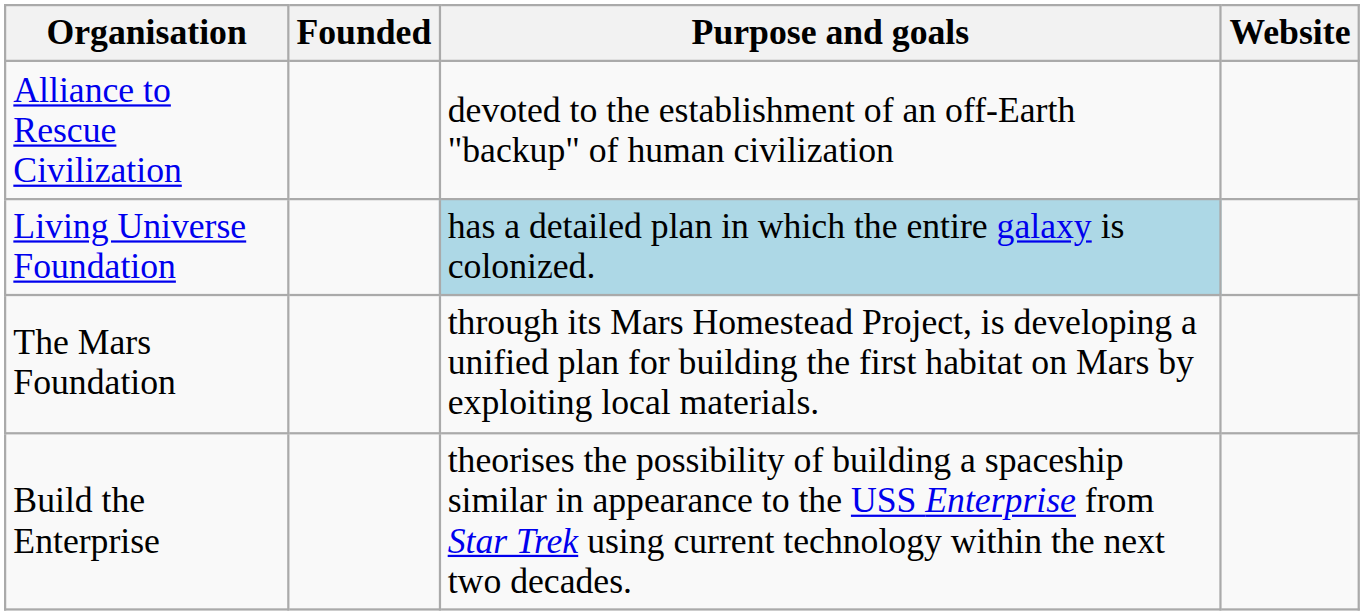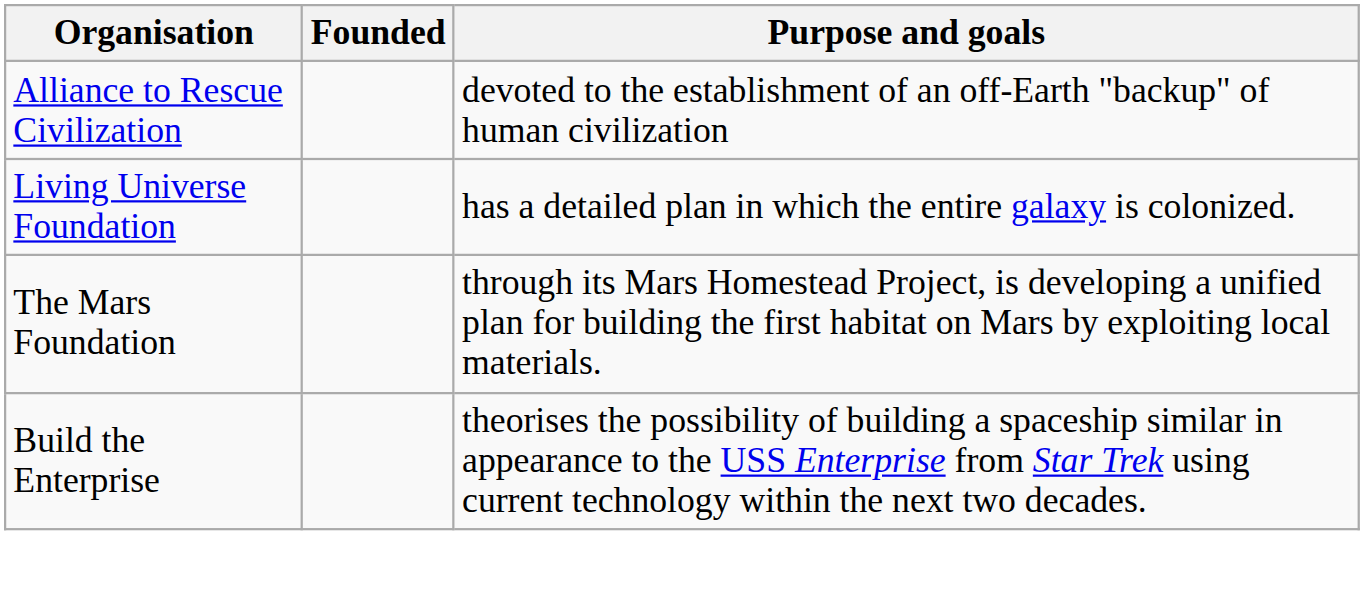- column: (1290, 32)
(786, 246) lightblue background -> (879, 206) no background
